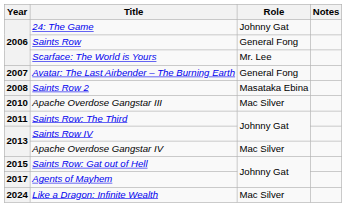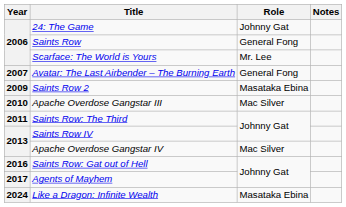(17, 88) 2008 -> (17, 88) 2009
(17, 164) 2015 -> (17, 164) 2016
(262, 194) Mac Silver -> (274, 194) Masataka Ebina
